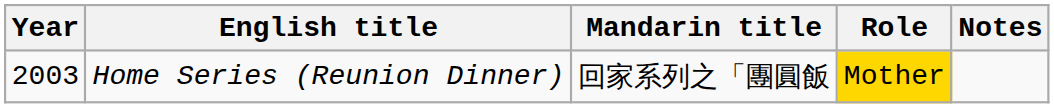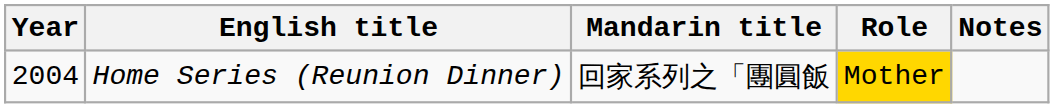(45, 77) 2003 -> (45, 77) 2004
